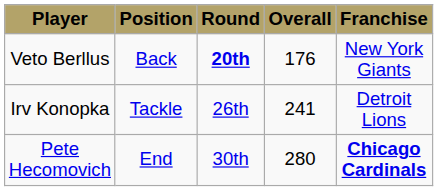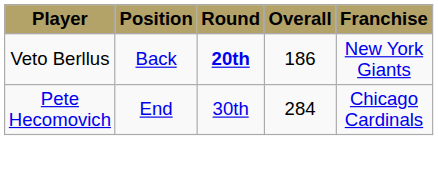(300, 59) 176 -> (300, 59) 186
- row: (60, 109)
(300, 159) 280 -> (300, 109) 284
(384, 159) bold -> (384, 109) normal
